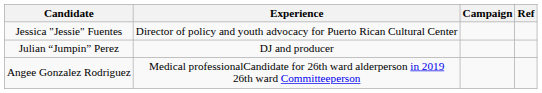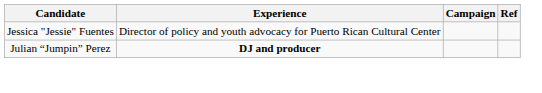(297, 48) normal -> (280, 48) bold
- row: (69, 72)
